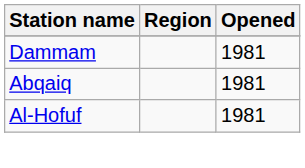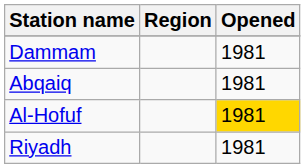(243, 115) no background -> (243, 115) gold background
+ row: (40, 147)
